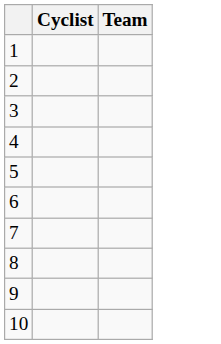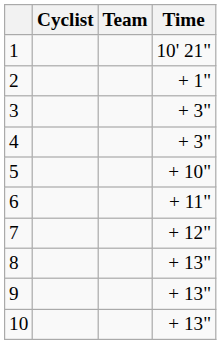+ column: (184, 19)
